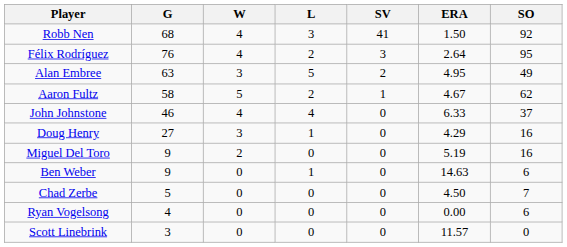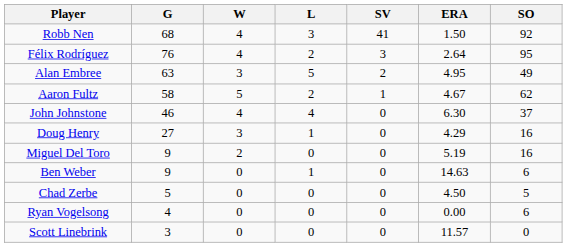(454, 113) 6.33 -> (454, 113) 6.30
(526, 192) 7 -> (526, 192) 5
